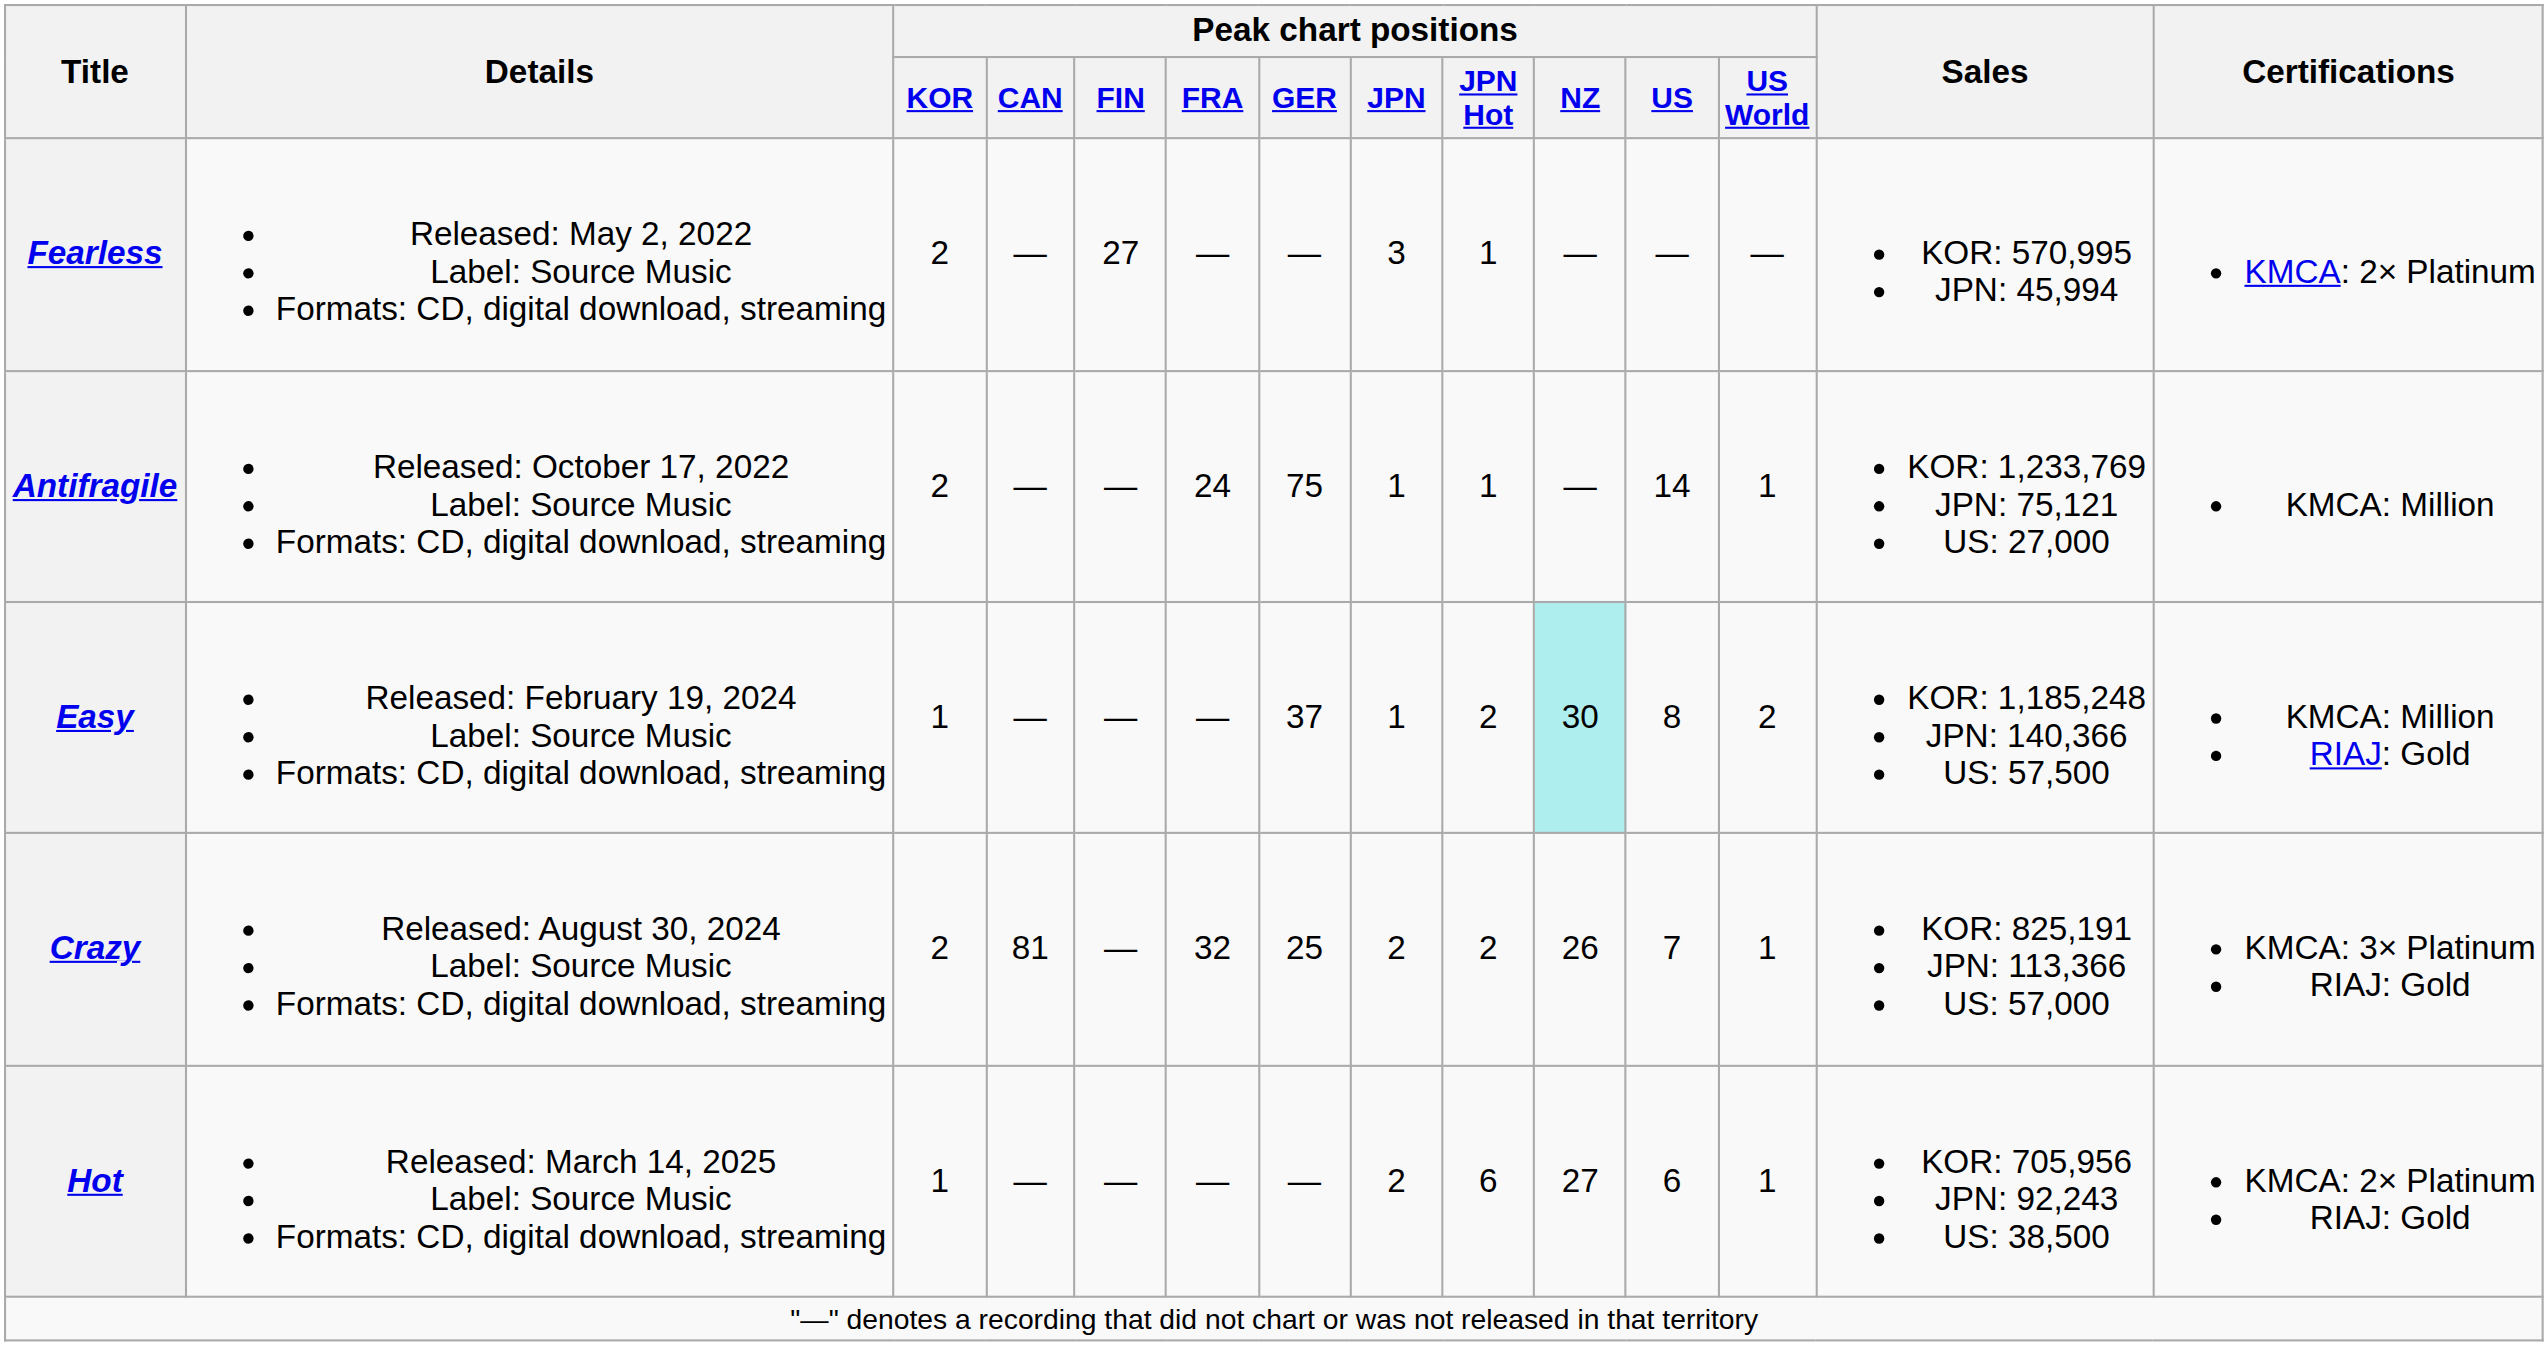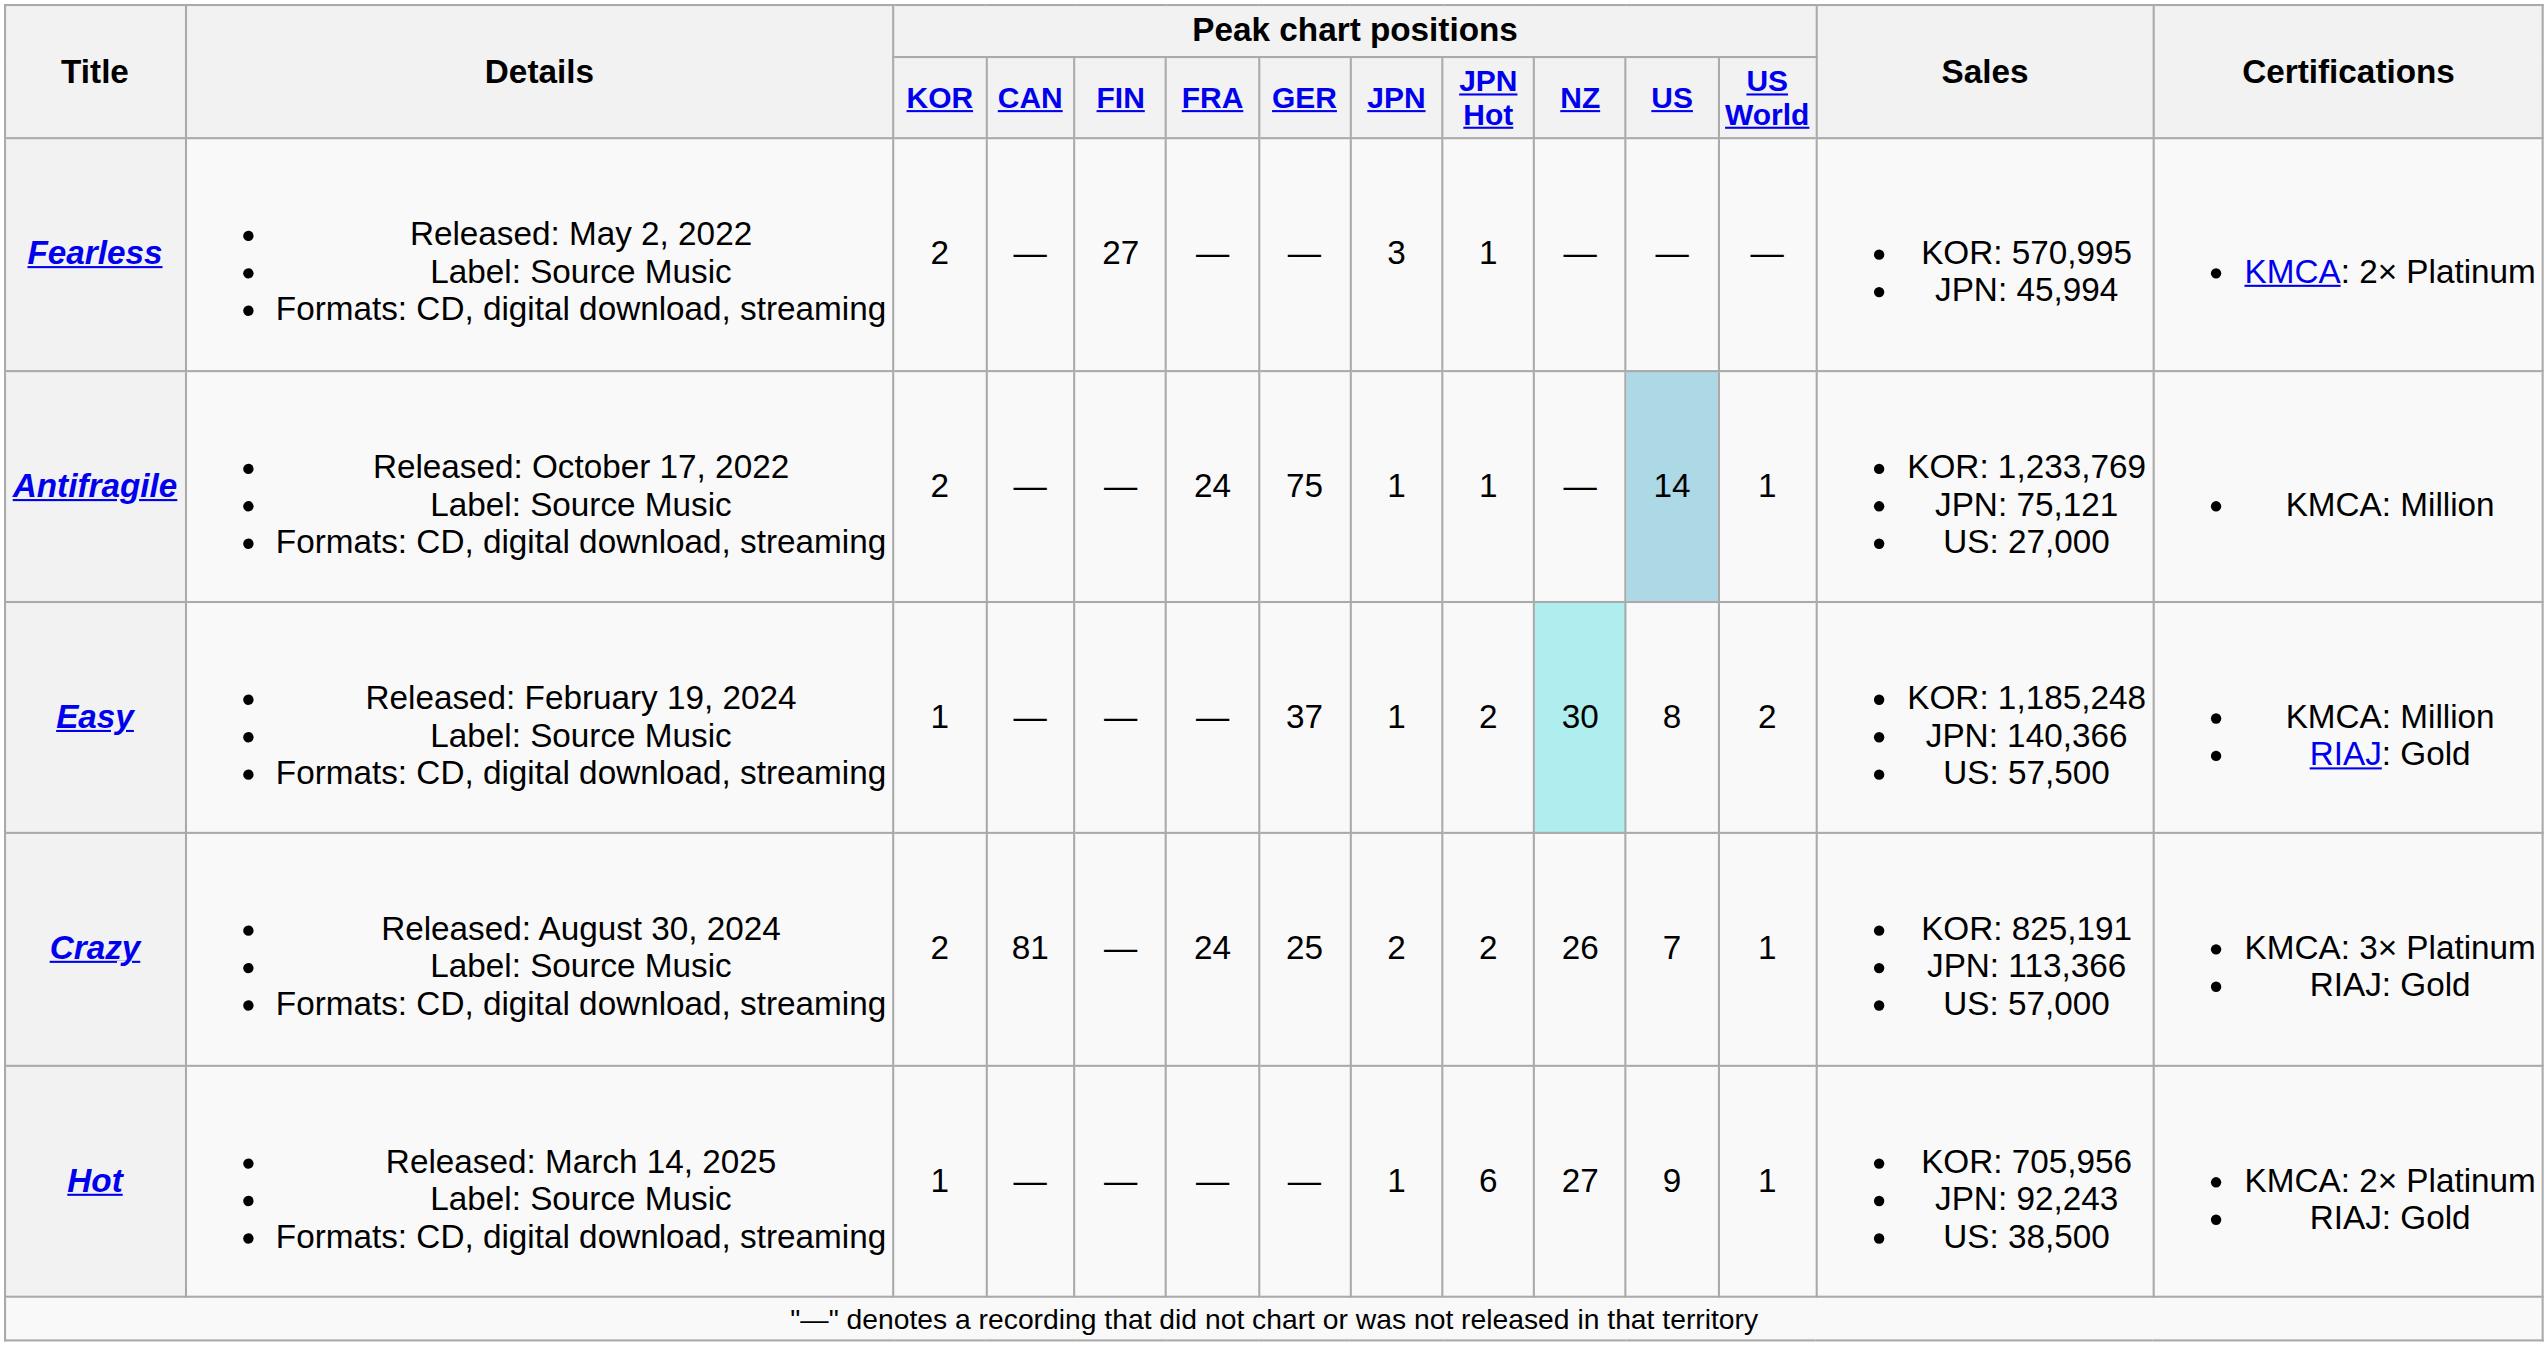(1672, 485) no background -> (1672, 485) lightblue background
(1213, 948) 32 -> (1213, 948) 24
(1396, 1180) 2 -> (1396, 1180) 1
(1672, 1180) 6 -> (1672, 1180) 9
